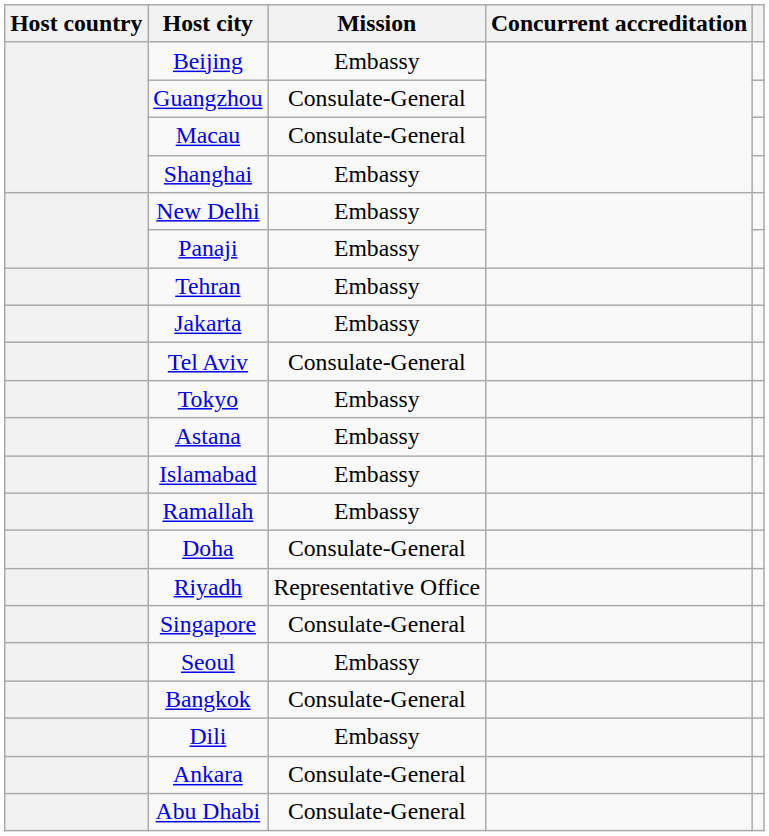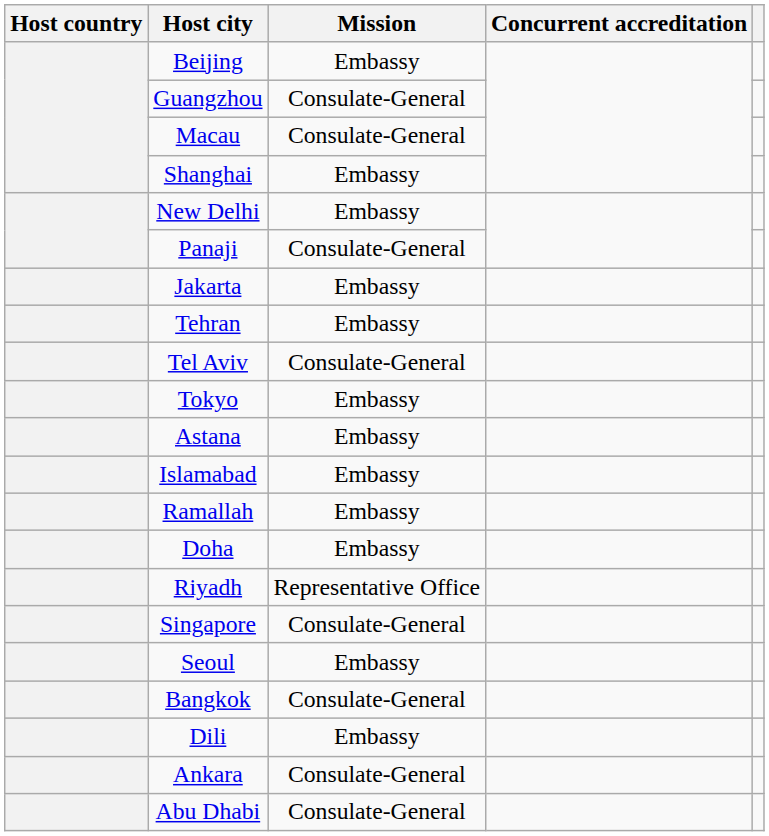(377, 248) Embassy -> (377, 248) Consulate-General
rows swapped: (208, 323) <-> (208, 286)
(377, 549) Consulate-General -> (377, 549) Embassy
